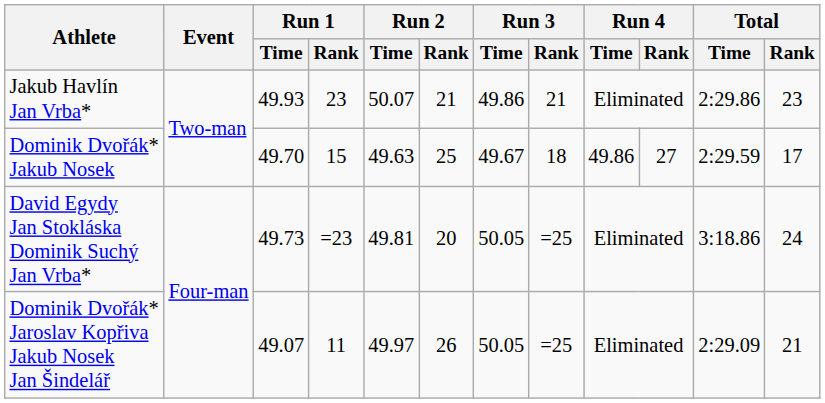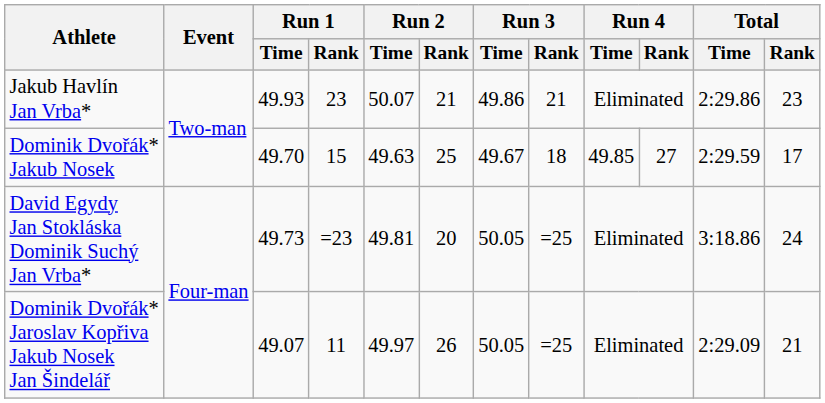(611, 157) 49.86 -> (611, 157) 49.85
